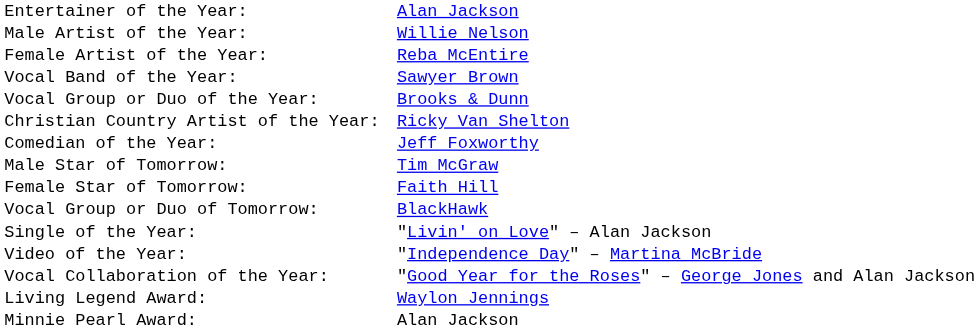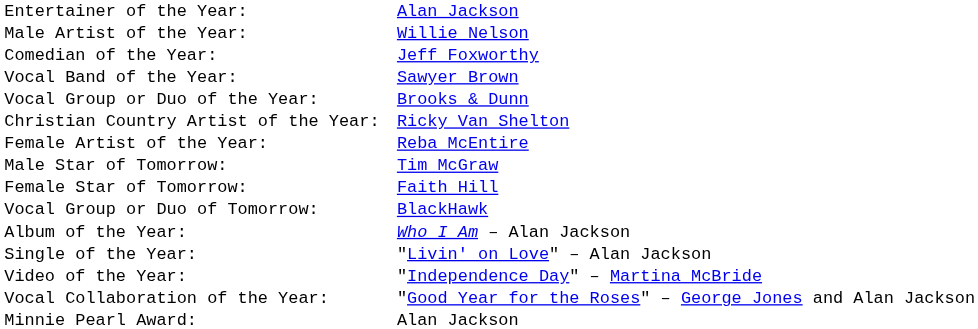rows swapped: (136, 55) <-> (111, 144)
+ row: (96, 232)
- row: (106, 298)
